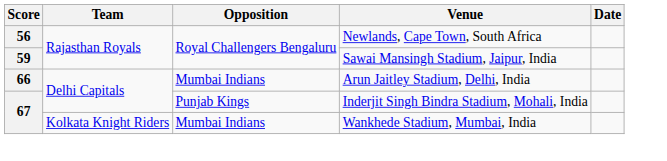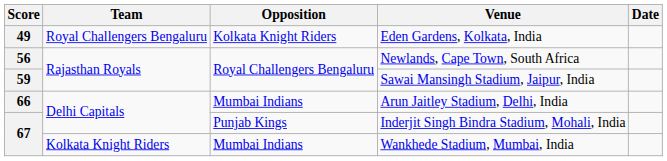+ row: (461, 36)
